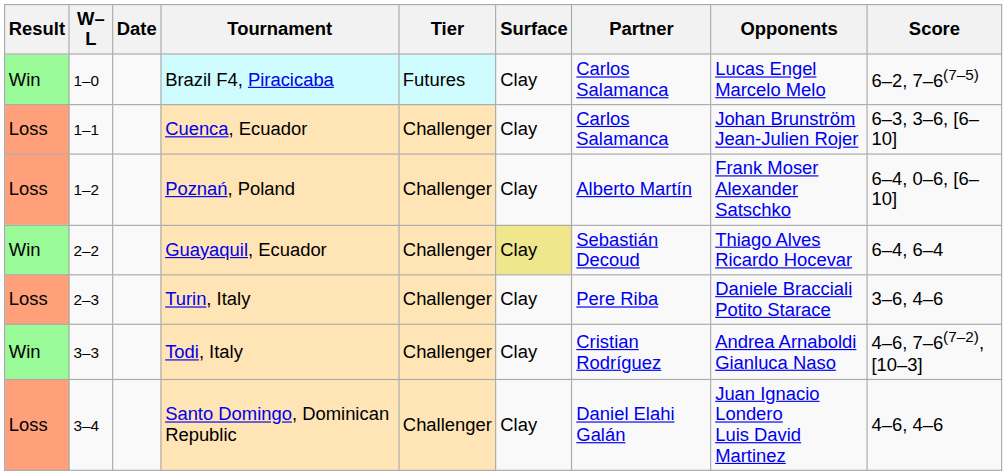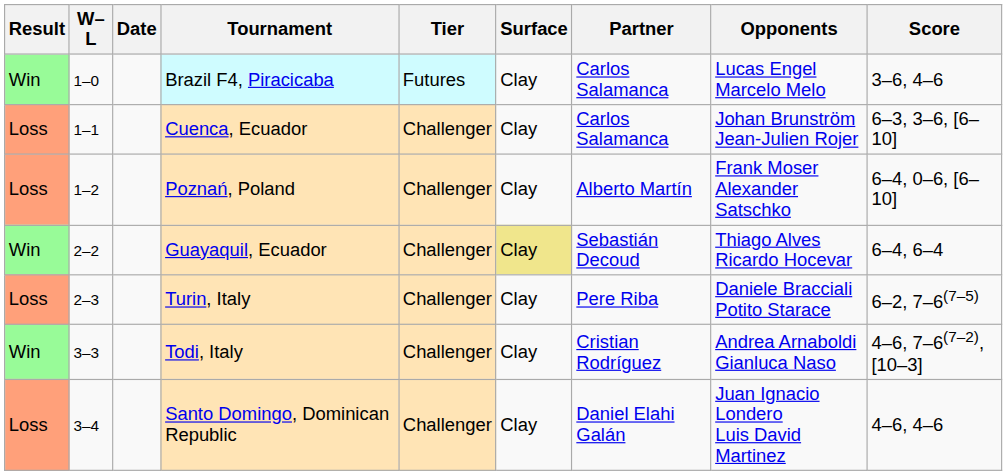(925, 79) 6–2, 7–6(7–5) -> (907, 79) 3–6, 4–6
(907, 299) 3–6, 4–6 -> (925, 299) 6–2, 7–6(7–5)
